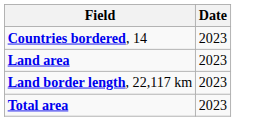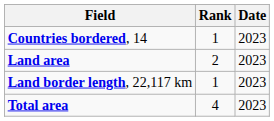+ column: (215, 15)
